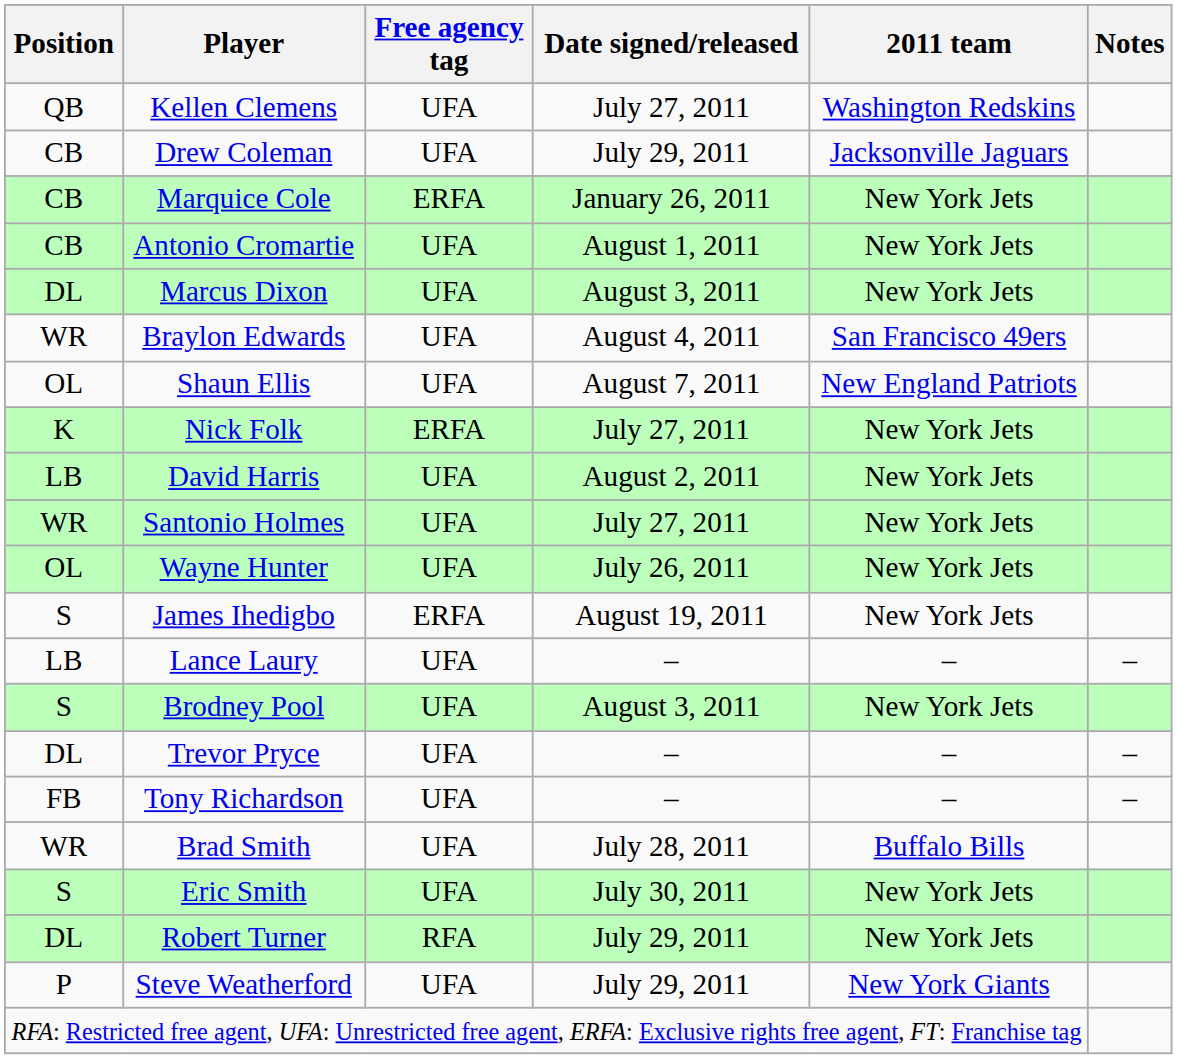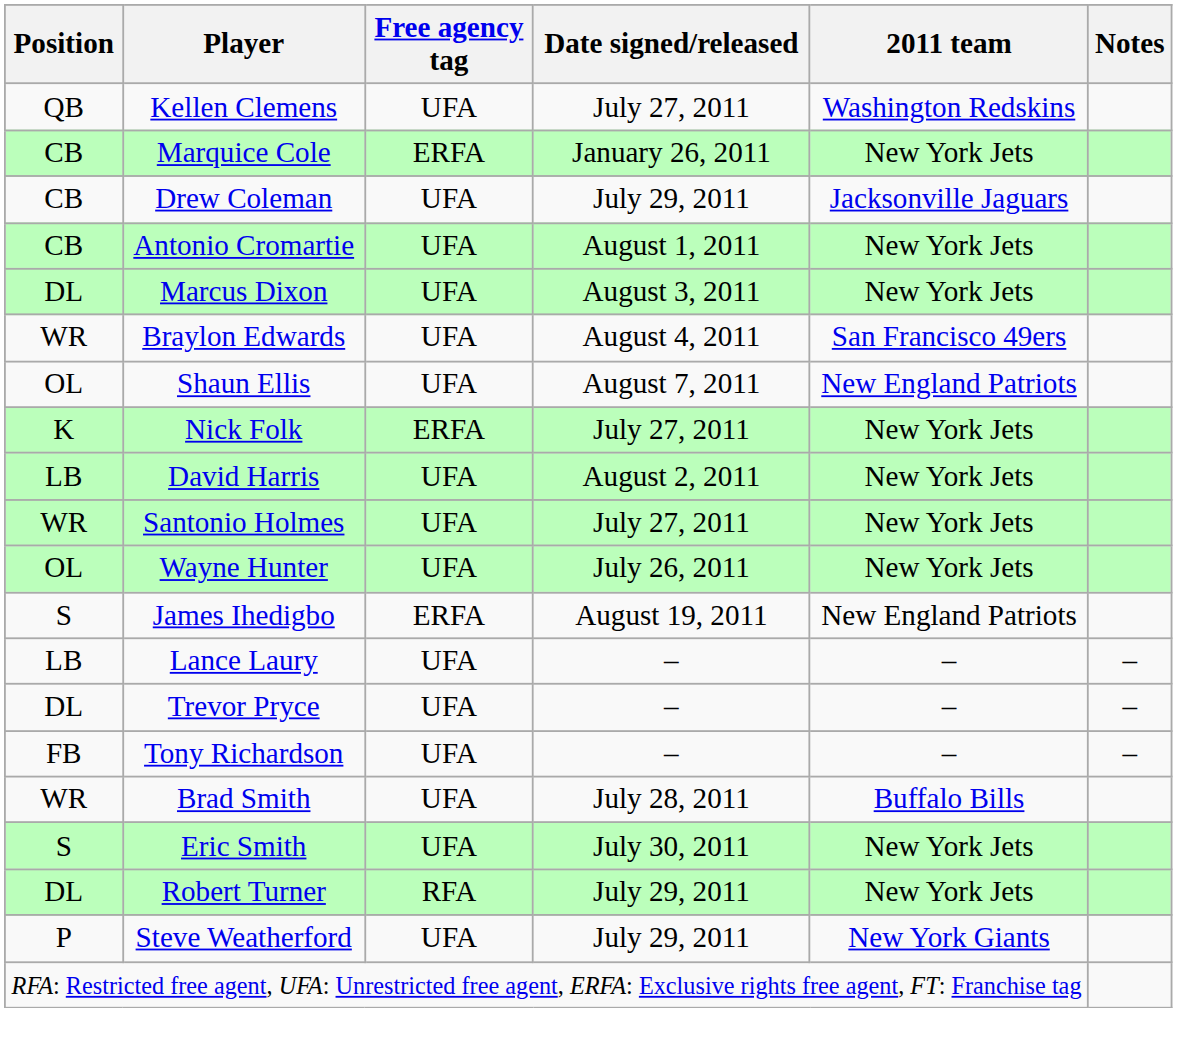rows swapped: (244, 198) <-> (244, 152)
(949, 614) New York Jets -> (949, 614) New England Patriots
- row: (244, 706)
